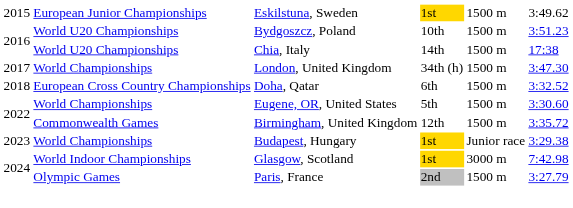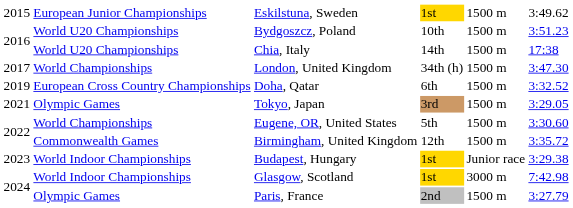(17, 86) 2018 -> (17, 86) 2019
+ row: (289, 104)
(93, 140) World Championships -> (112, 159) World Indoor Championships
